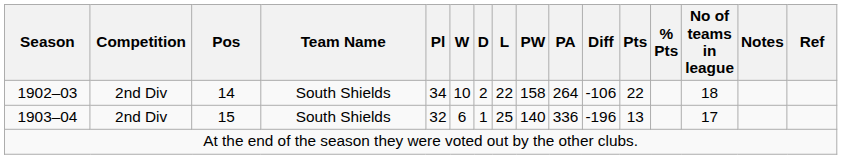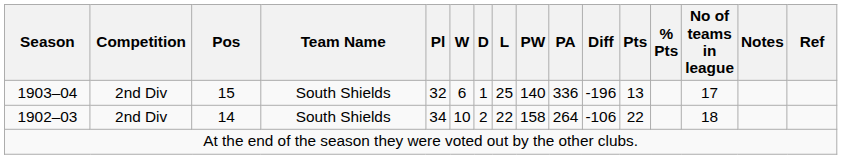rows swapped: (47, 92) <-> (47, 117)
